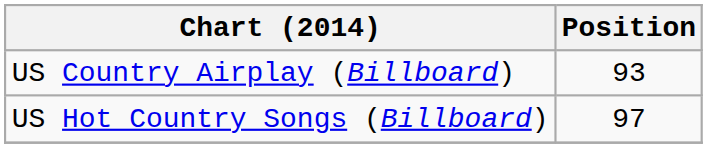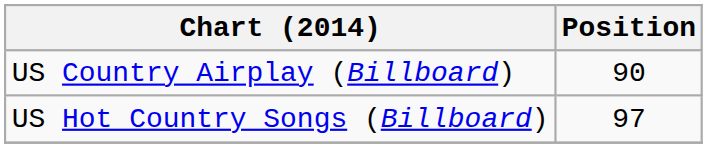(629, 73) 93 -> (629, 73) 90
